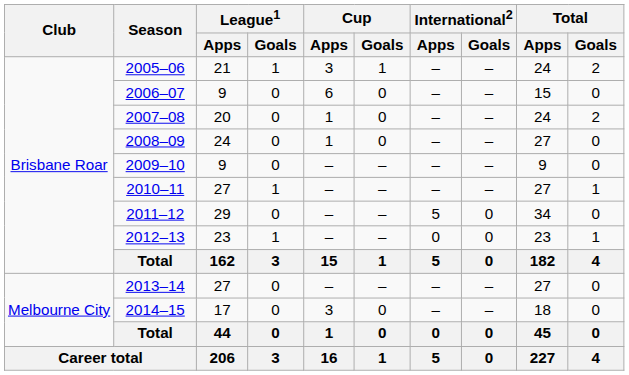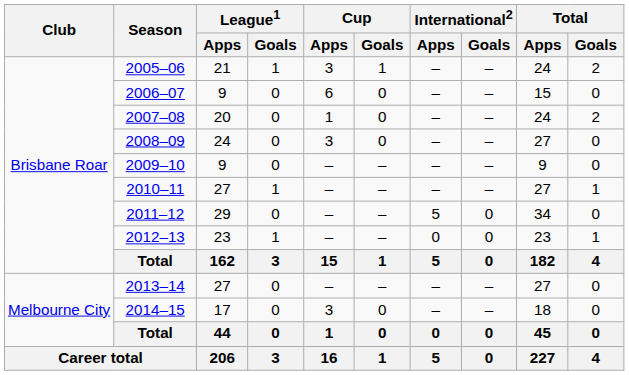(329, 141) 1 -> (329, 141) 3
